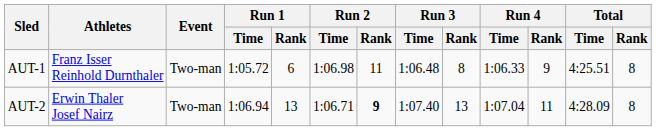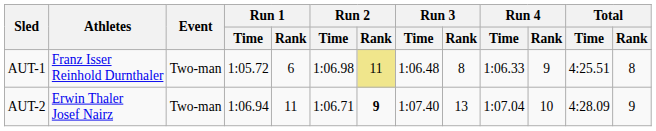(376, 68) no background -> (376, 68) khaki background
(291, 106) 13 -> (291, 106) 11
(547, 106) 11 -> (547, 106) 10
(632, 106) 8 -> (632, 106) 9
